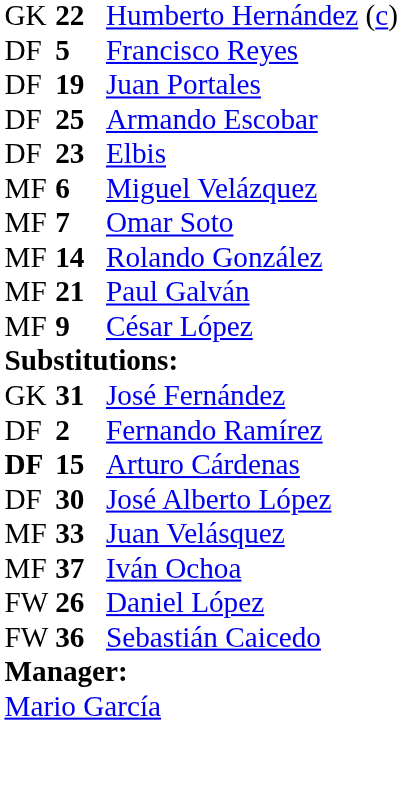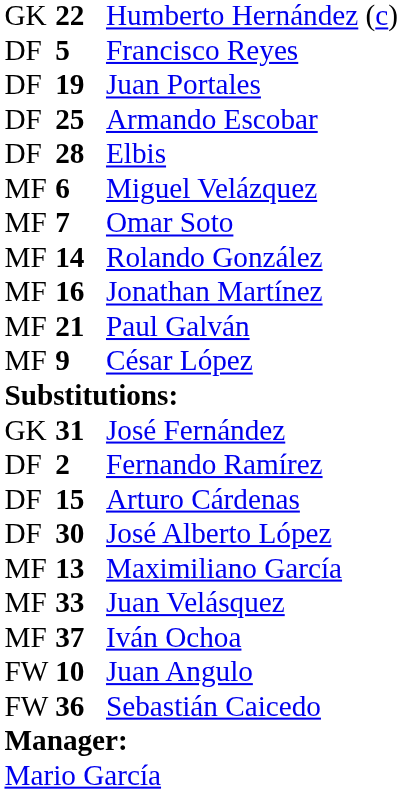(70, 153) 23 -> (70, 153) 28
+ row: (214, 291)
(24, 464) bold -> (23, 498) normal
+ row: (224, 567)
+ row: (179, 671)
- row: (185, 602)
